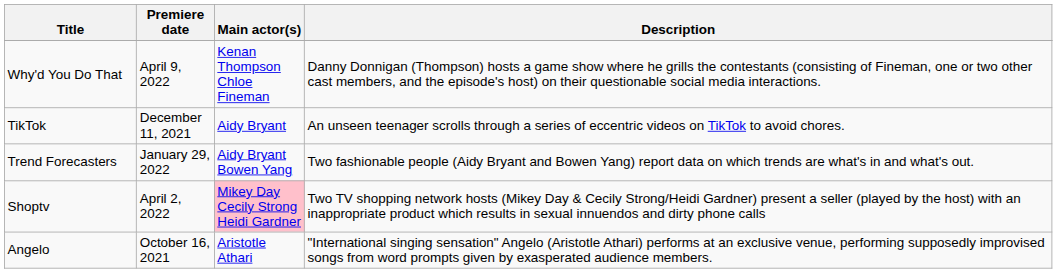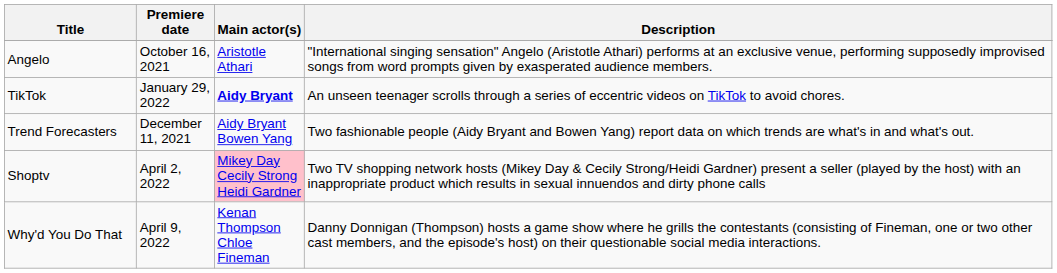rows swapped: (28, 250) <-> (65, 74)
(171, 125) December 11, 2021 -> (175, 95) January 29, 2022
(252, 125) normal -> (255, 95) bold
(175, 162) January 29, 2022 -> (171, 132) December 11, 2021
